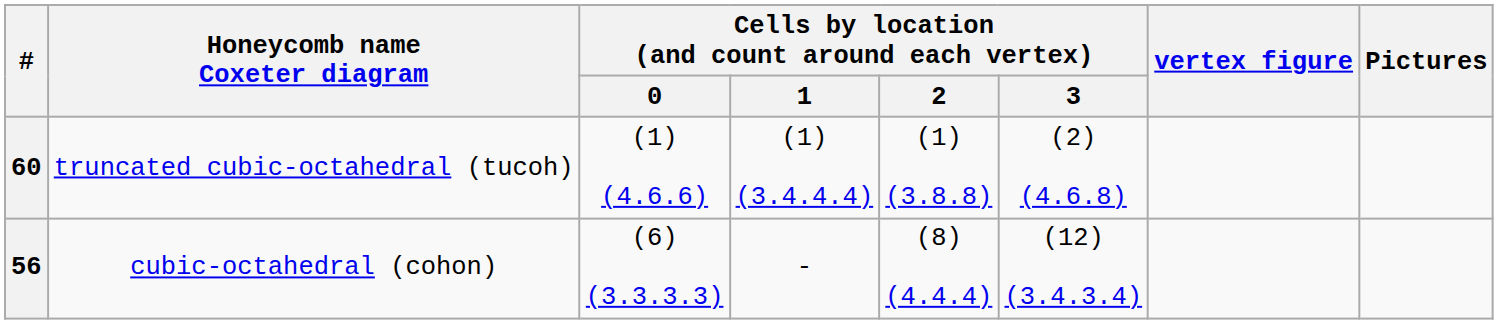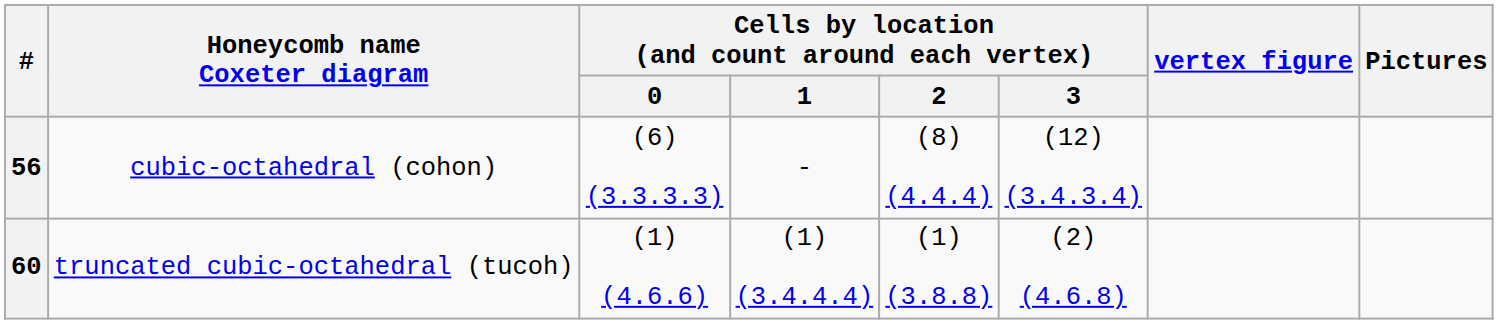rows swapped: (26, 268) <-> (26, 168)
